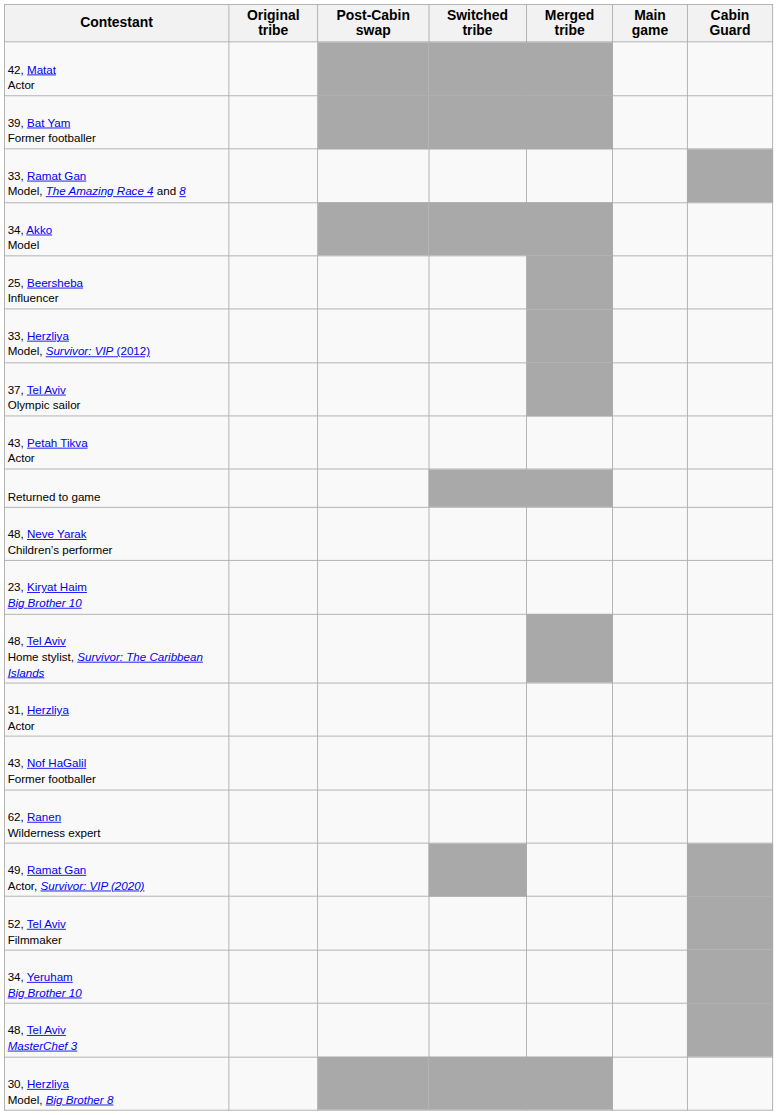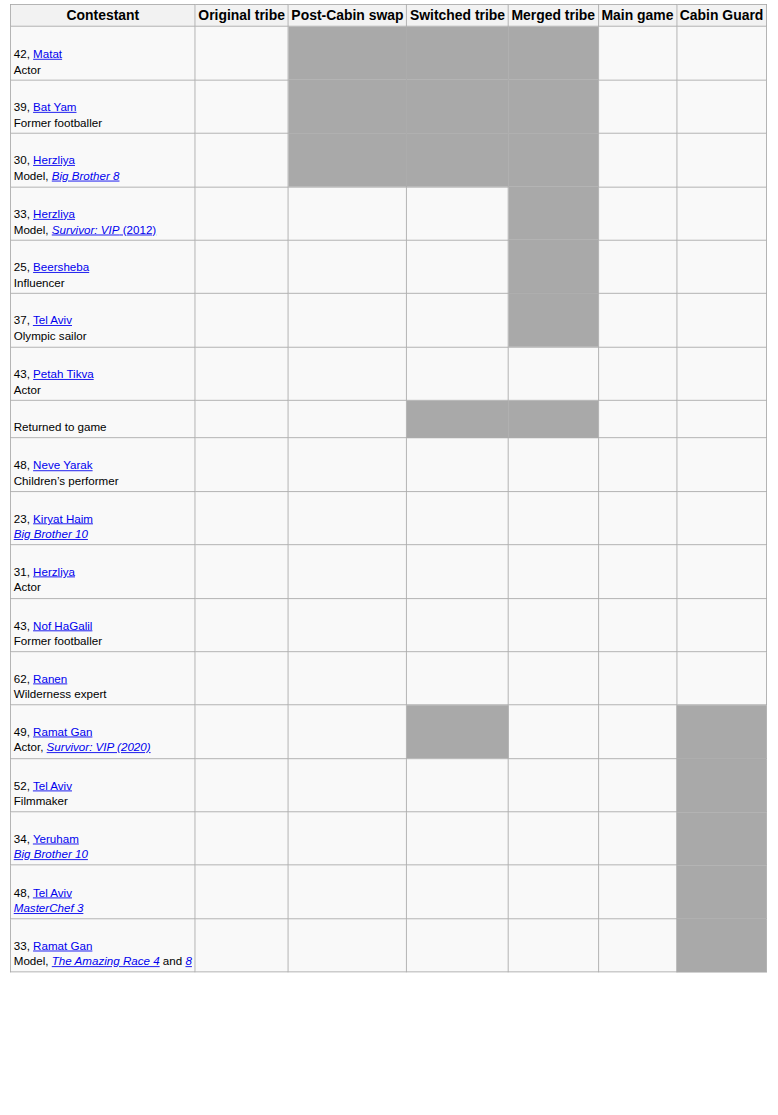rows swapped: (61, 1092) <-> (97, 184)
- row: (30, 237)
rows swapped: (45, 291) <-> (79, 344)
- row: (105, 657)
